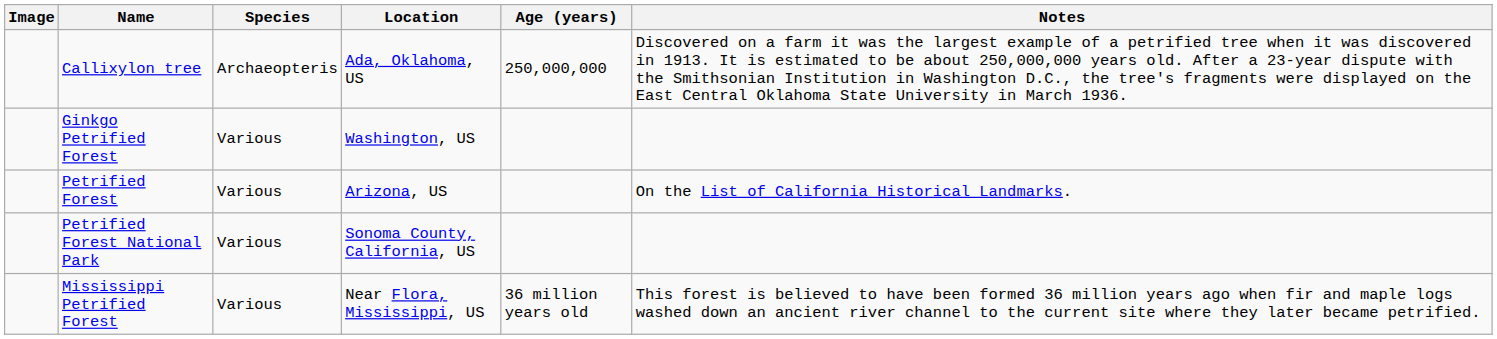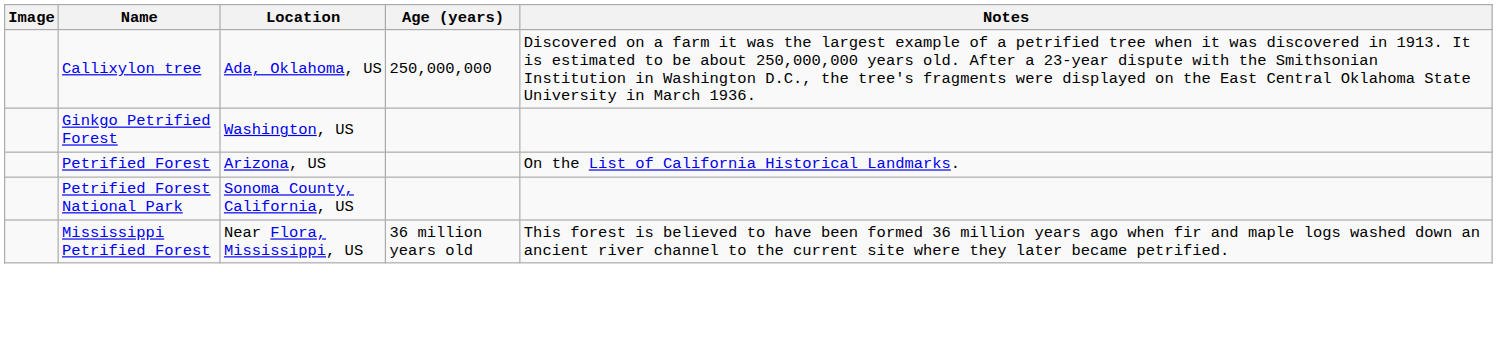- column: (277, 17)
